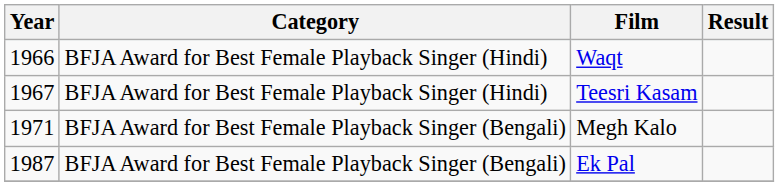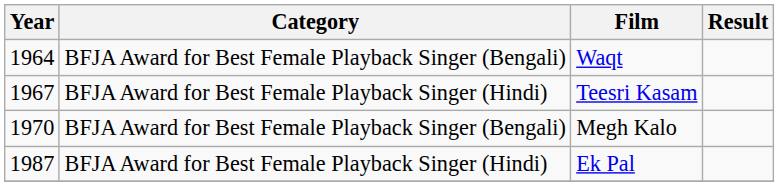(32, 57) 1966 -> (32, 57) 1964
(306, 57) BFJA Award for Best Female Playback Singer (Hindi) -> (315, 57) BFJA Award for Best Female Playback Singer (Bengali)
(32, 127) 1971 -> (32, 127) 1970
(315, 163) BFJA Award for Best Female Playback Singer (Bengali) -> (306, 163) BFJA Award for Best Female Playback Singer (Hindi)
